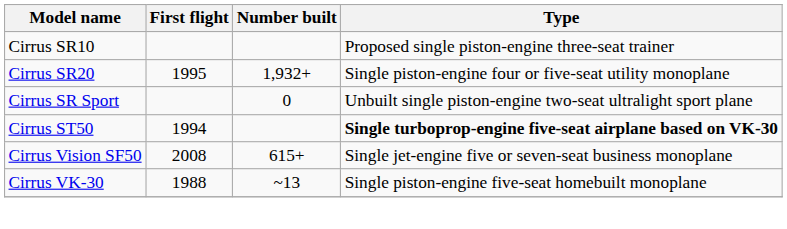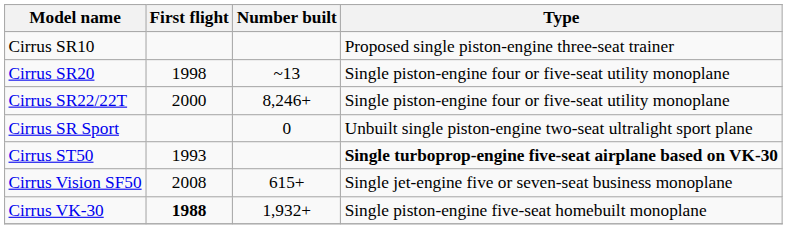(189, 73) 1995 -> (189, 73) 1998
(287, 73) 1,932+ -> (287, 73) ~13
+ row: (68, 100)
(189, 127) 1994 -> (189, 155) 1993
(189, 182) normal -> (189, 210) bold
(287, 182) ~13 -> (287, 210) 1,932+
